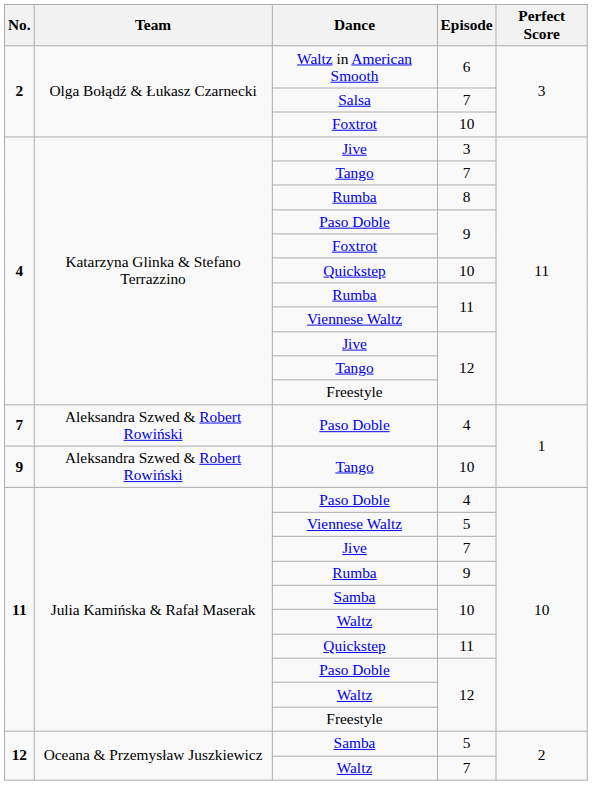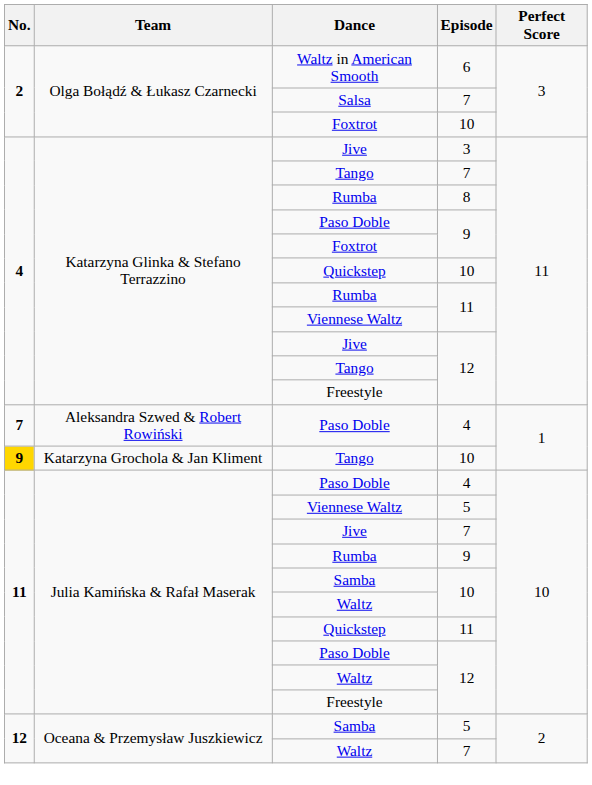(19, 466) no background -> (19, 458) gold background
(153, 466) Aleksandra Szwed & Robert Rowiński -> (153, 458) Katarzyna Grochola & Jan Kliment
